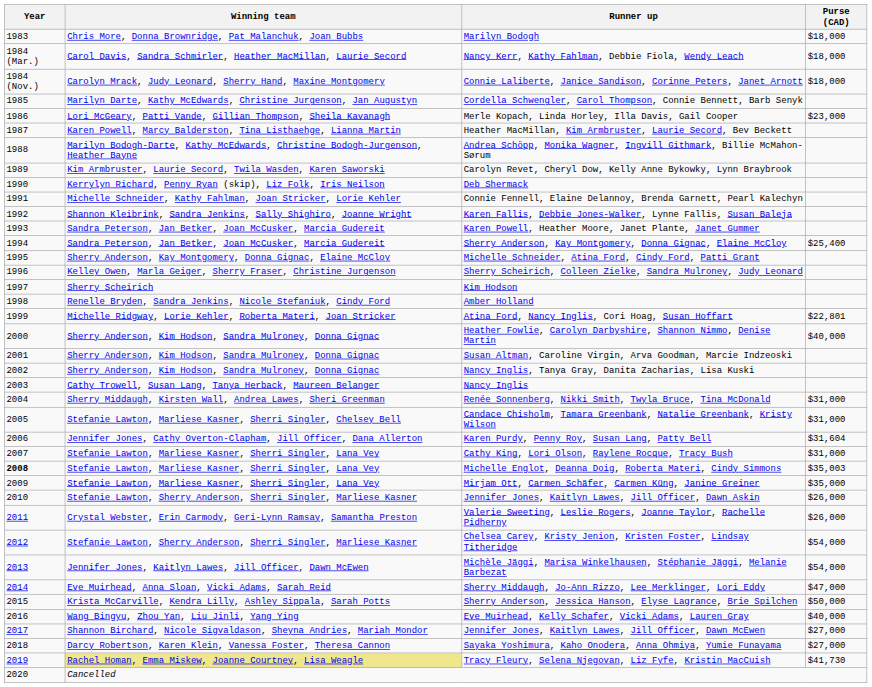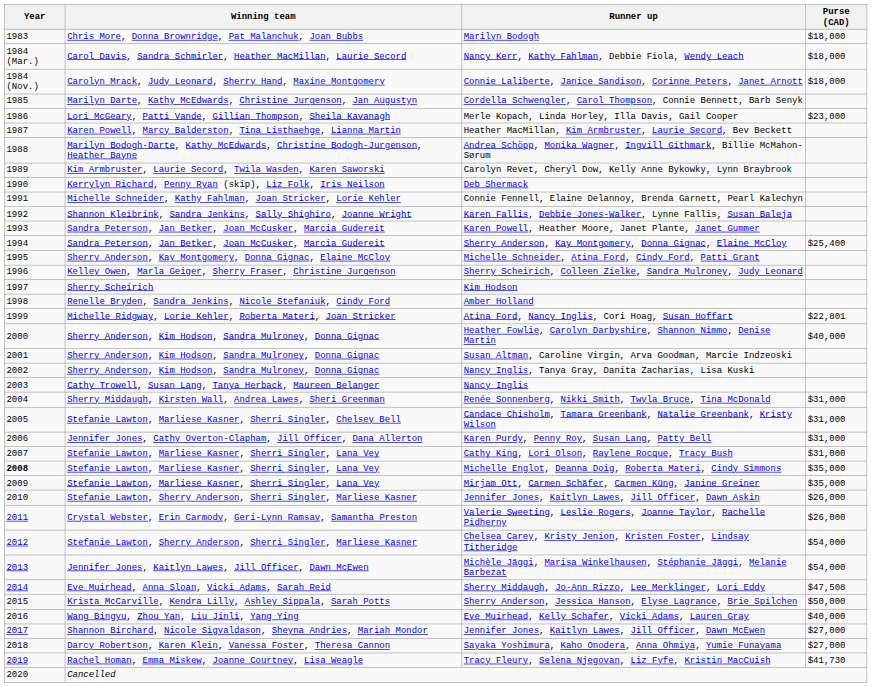(827, 439) $31,604 -> (827, 439) $31,000
(827, 468) $35,003 -> (827, 468) $35,000
(827, 587) $47,000 -> (827, 587) $47,508
(215, 660) khaki background -> (215, 660) no background
